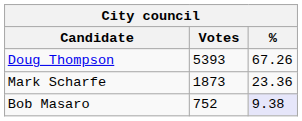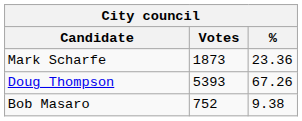rows swapped: (61, 60) <-> (57, 82)
(268, 105) lavender background -> (268, 105) no background
